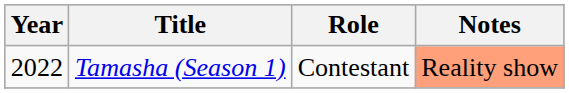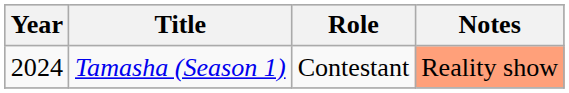(37, 66) 2022 -> (37, 66) 2024
